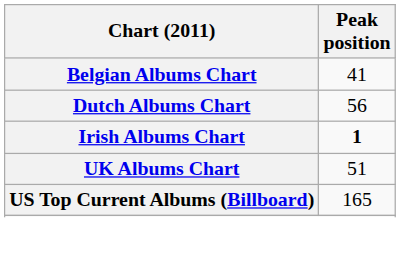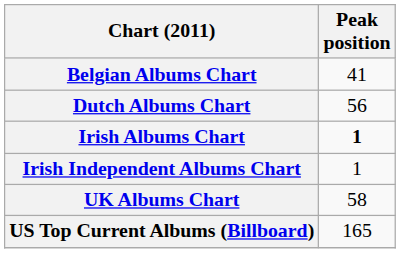+ row: (162, 168)
(357, 168) 51 -> (357, 199) 58
